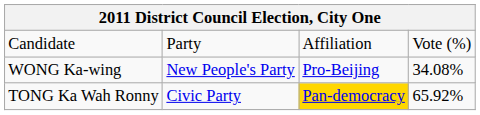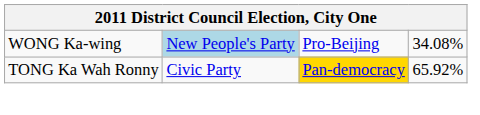- row: (42, 43)
(231, 69) no background -> (231, 43) lightblue background
